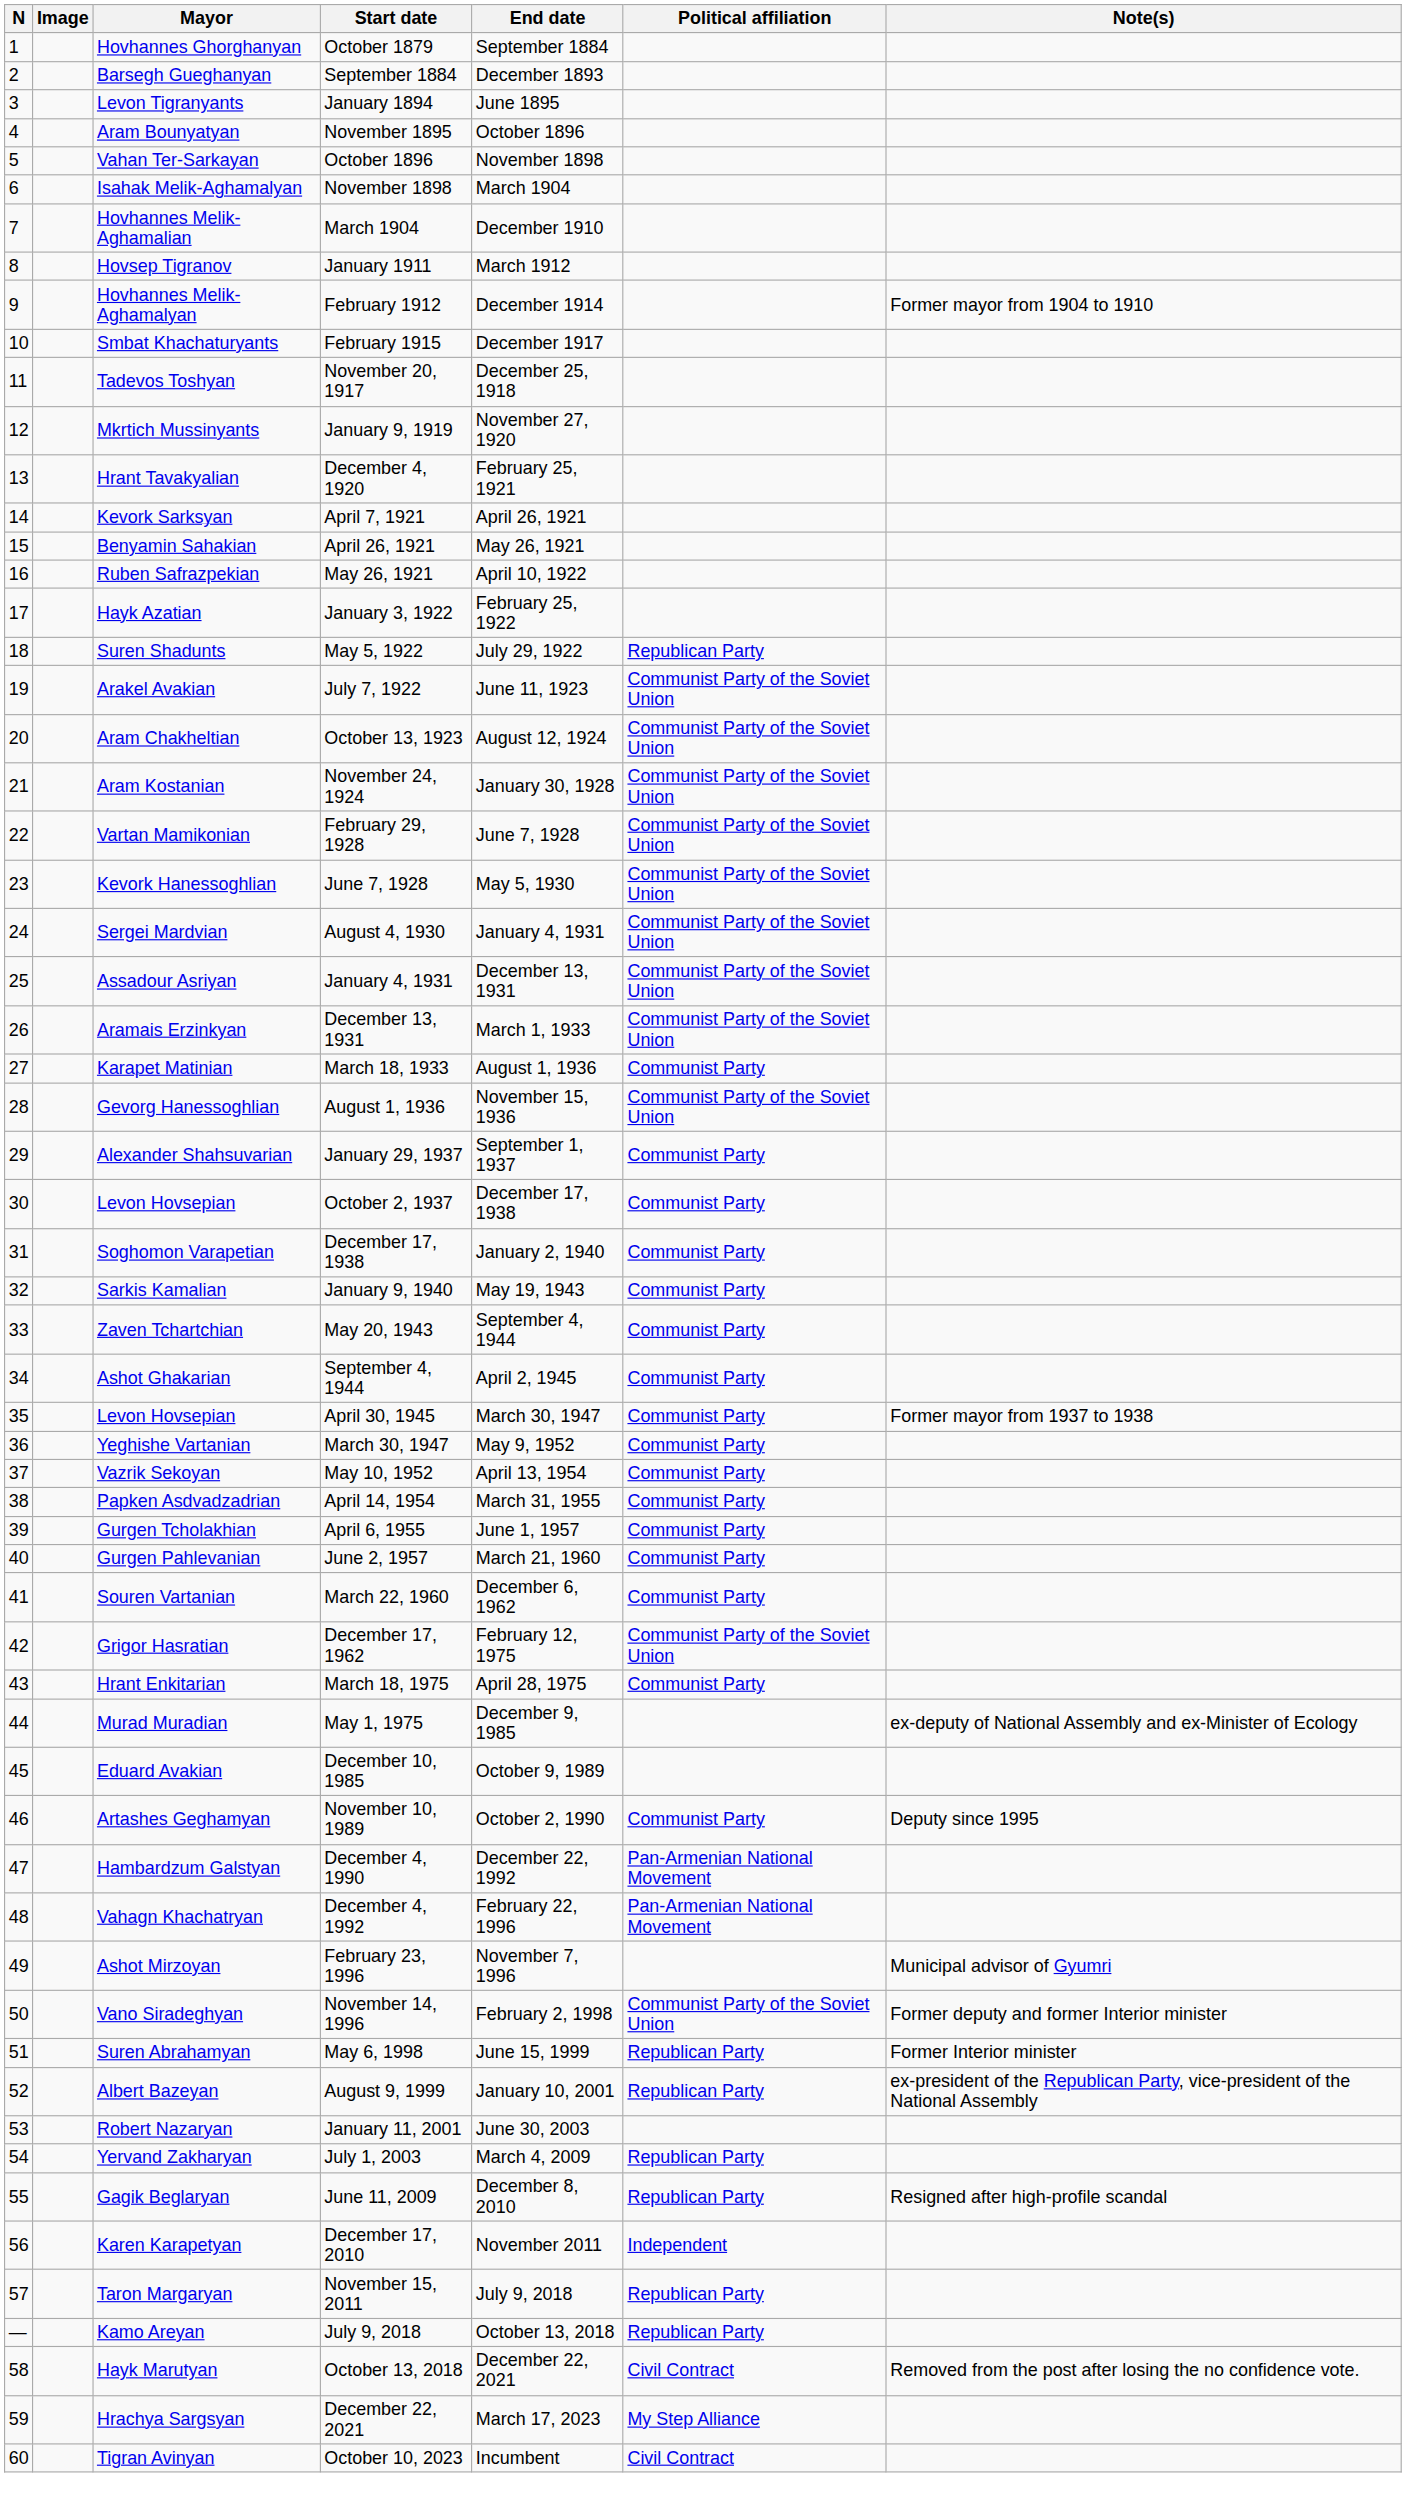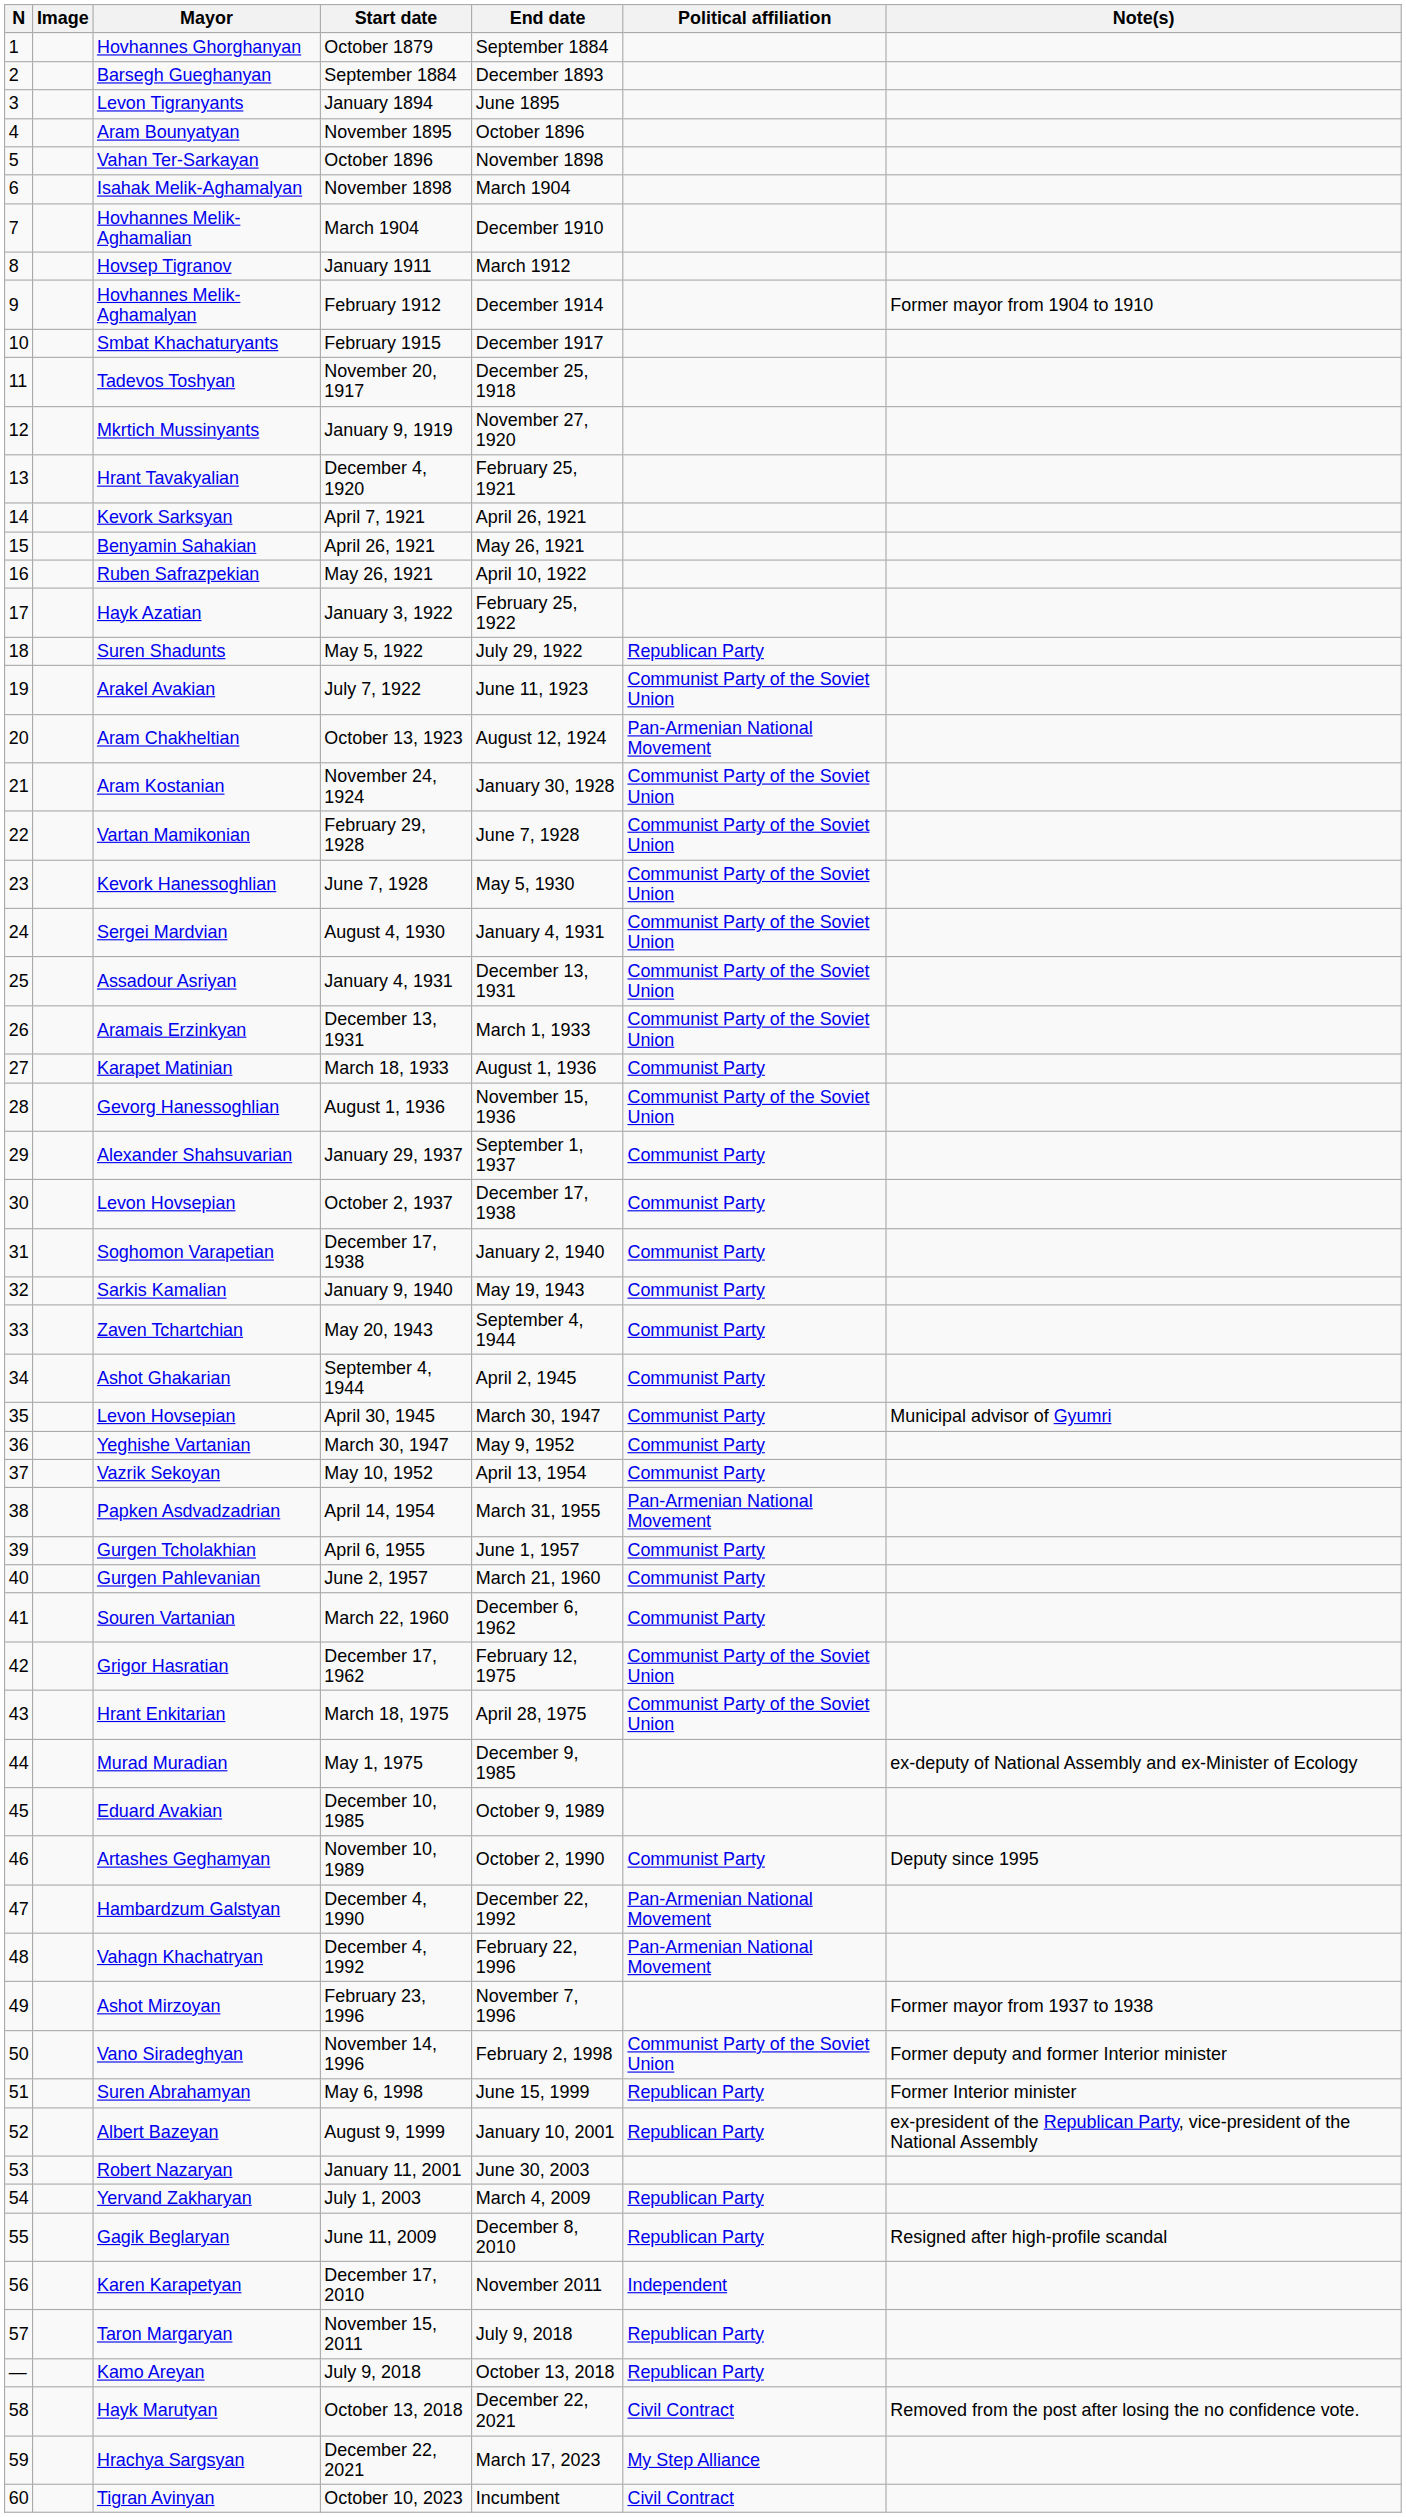(748, 738) Communist Party of the Soviet Union -> (720, 738) Pan-Armenian National Movement
(1022, 1416) Former mayor from 1937 to 1938 -> (1001, 1416) Municipal advisor of Gyumri
(696, 1501) Communist Party -> (720, 1511) Pan-Armenian National Movement
(696, 1684) Communist Party -> (748, 1714) Communist Party of the Soviet Union
(1001, 1965) Municipal advisor of Gyumri -> (1022, 2006) Former mayor from 1937 to 1938
